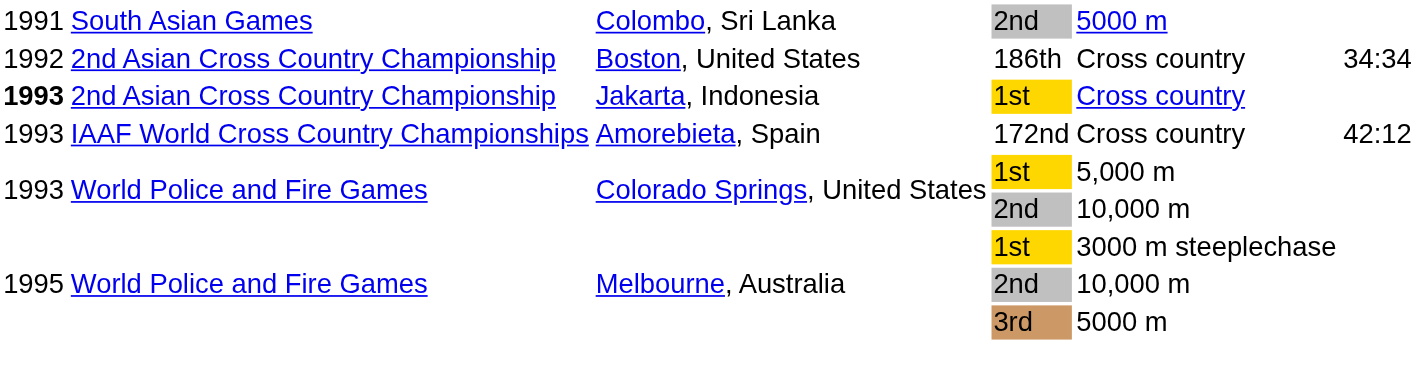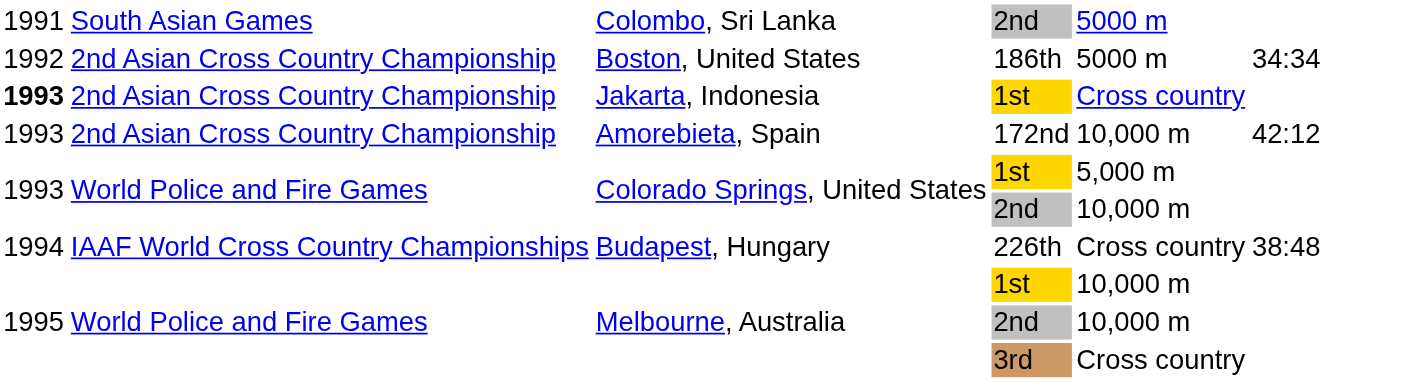(1161, 58) Cross country -> (1122, 58) 5000 m
(330, 134) IAAF World Cross Country Championships -> (313, 134) 2nd Asian Cross Country Championship
(1161, 134) Cross country -> (1133, 134) 10,000 m
+ row: (713, 246)
(1206, 246) 3000 m steeplechase -> (1133, 284) 10,000 m
(1122, 322) 5000 m -> (1161, 359) Cross country
